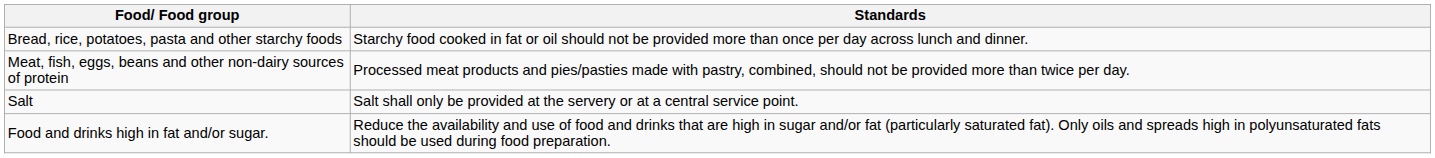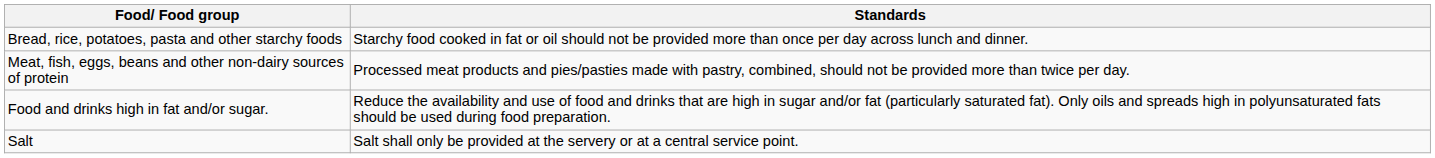rows swapped: (138, 132) <-> (20, 101)
